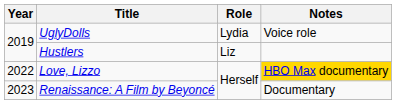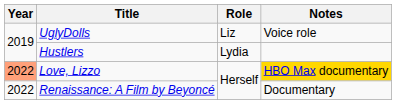(234, 33) Lydia -> (228, 33) Liz
(228, 52) Liz -> (234, 52) Lydia
(20, 71) no background -> (20, 71) lightsalmon background
(20, 90) 2023 -> (20, 90) 2022
